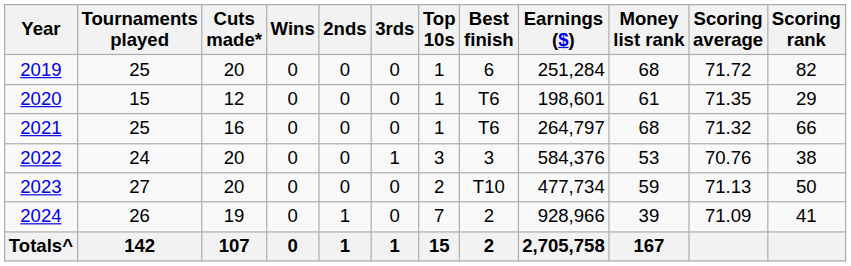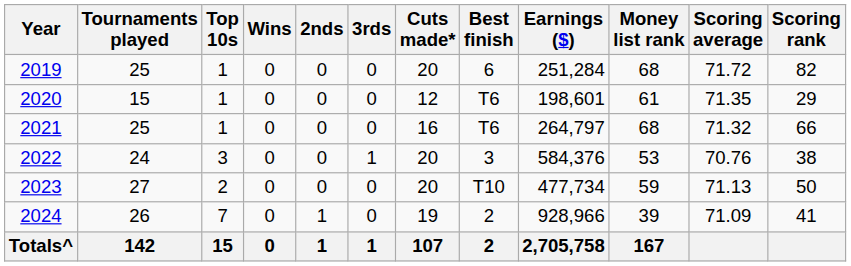columns swapped: (234, 29) <-> (439, 29)
